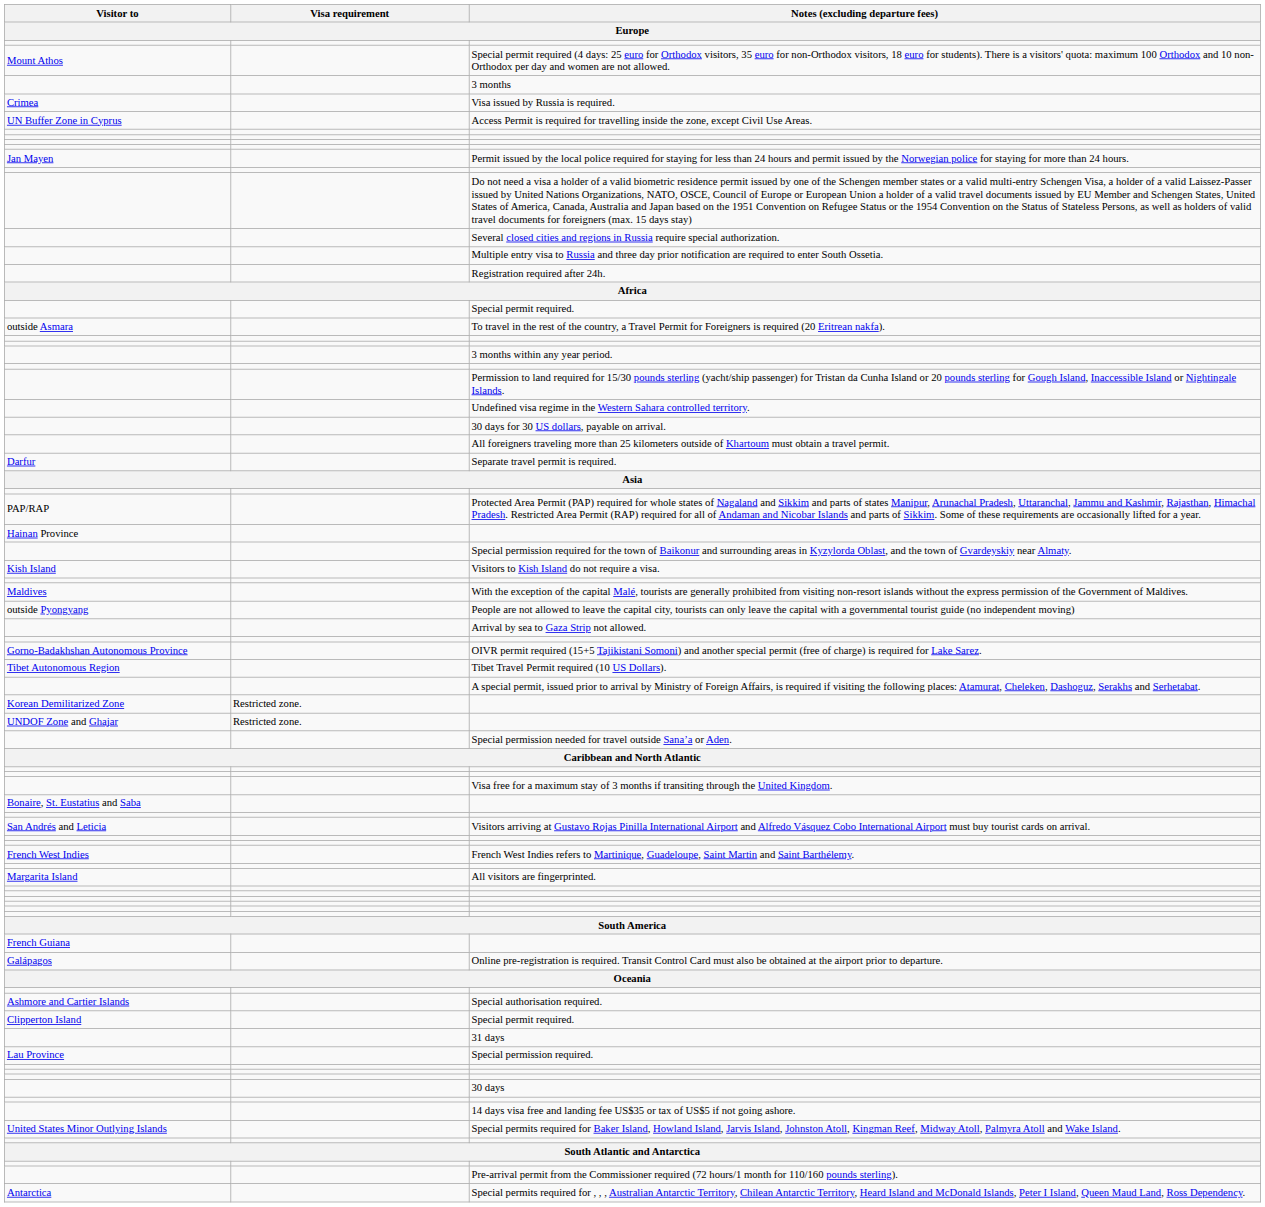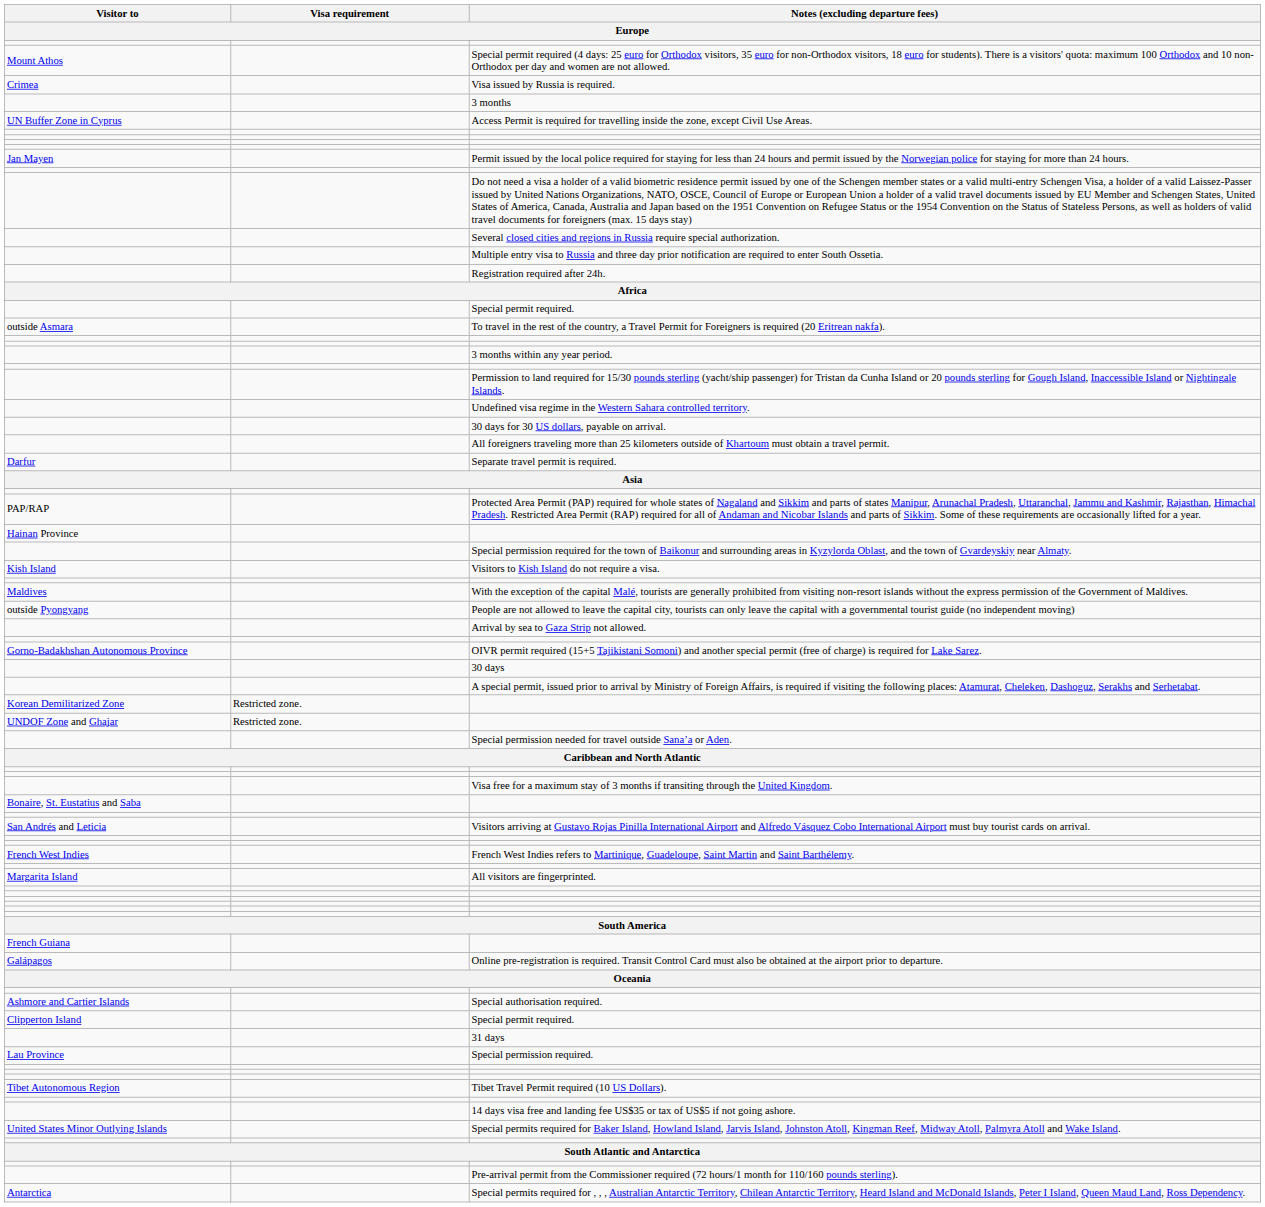rows swapped: (23, 103) <-> (117, 85)
rows swapped: (63, 668) <-> (117, 1089)
